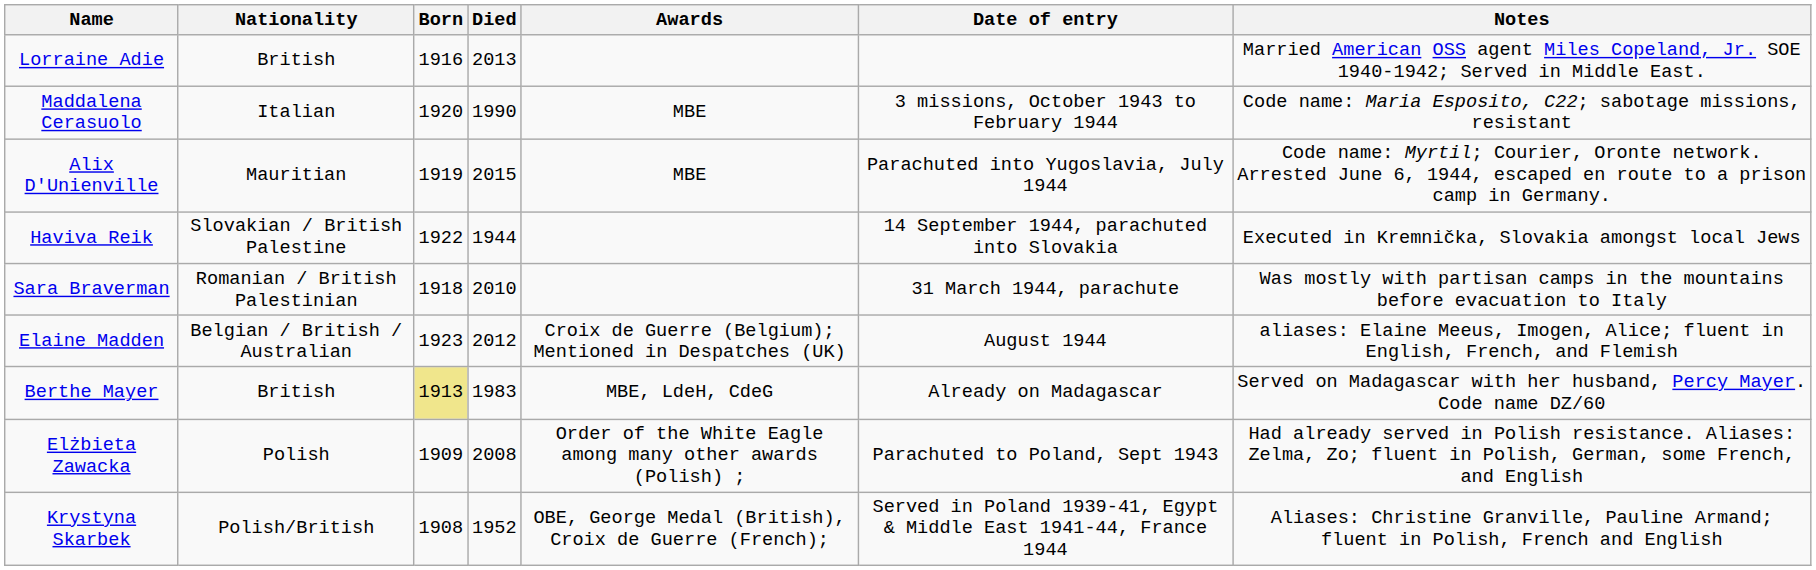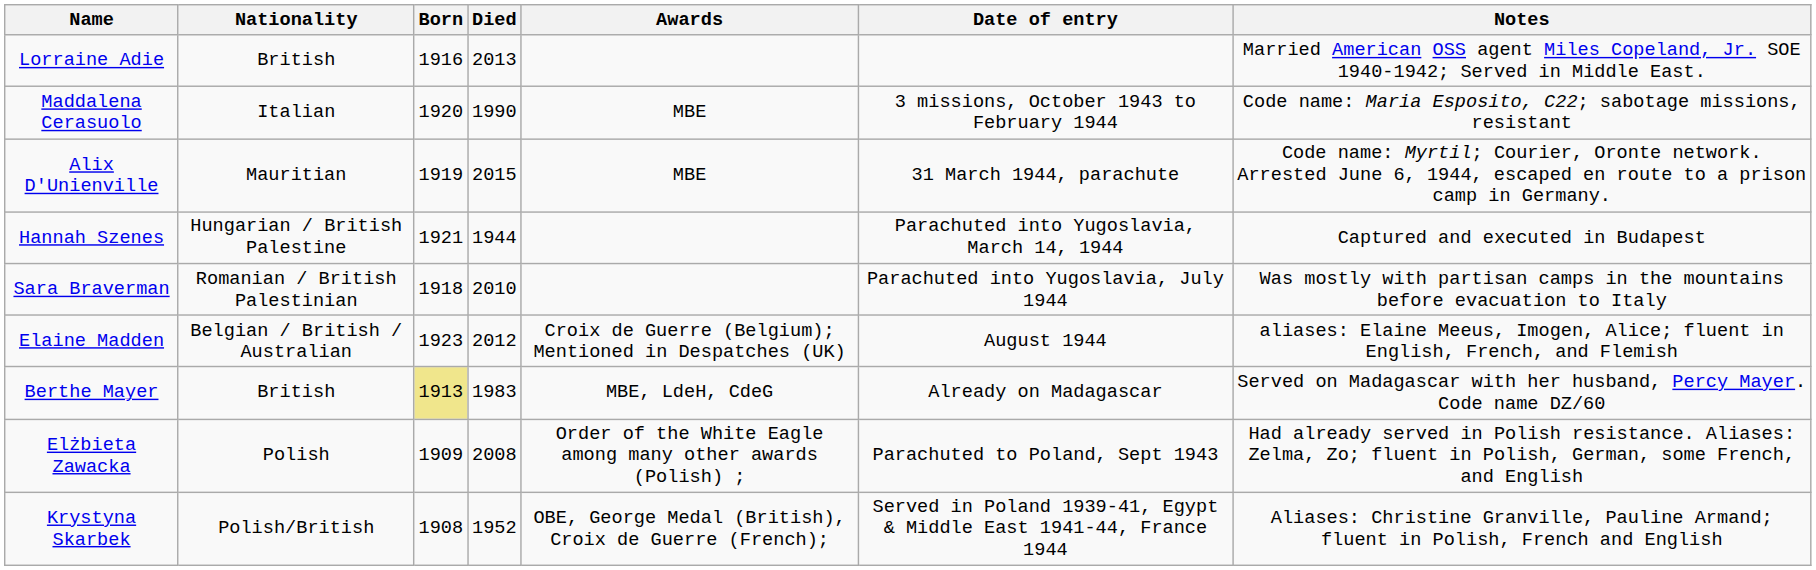(1045, 175) Parachuted into Yugoslavia, July 1944 -> (1045, 175) 31 March 1944, parachute
+ row: (92, 238)
- row: (92, 238)
(1045, 289) 31 March 1944, parachute -> (1045, 289) Parachuted into Yugoslavia, July 1944
